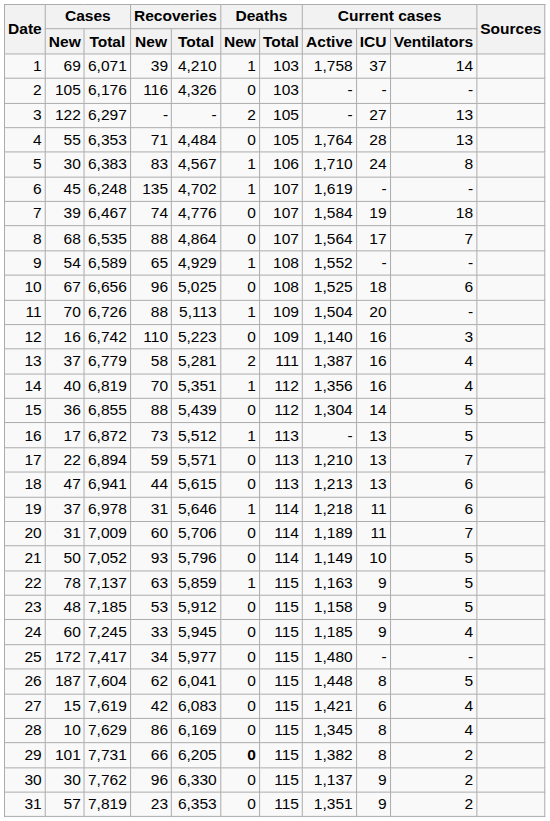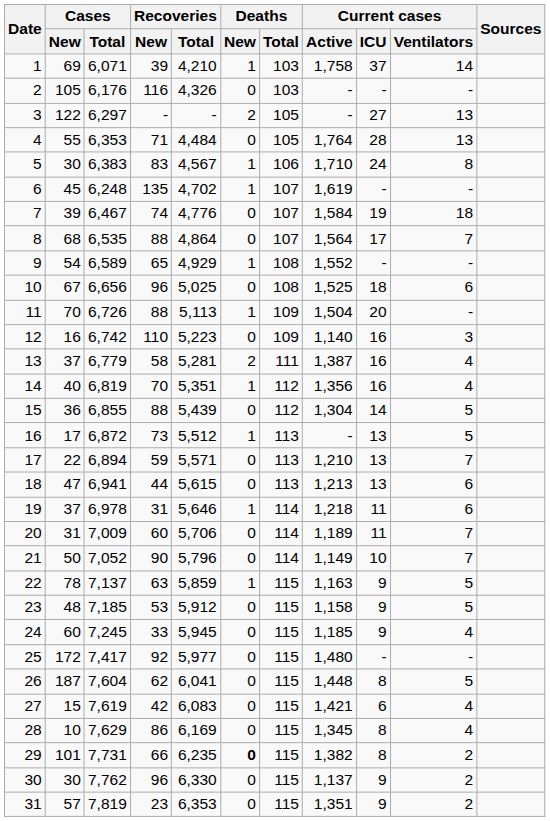(159, 558) 93 -> (159, 558) 90
(469, 558) 5 -> (469, 558) 7
(159, 656) 34 -> (159, 656) 92
(197, 755) 6,205 -> (197, 755) 6,235
